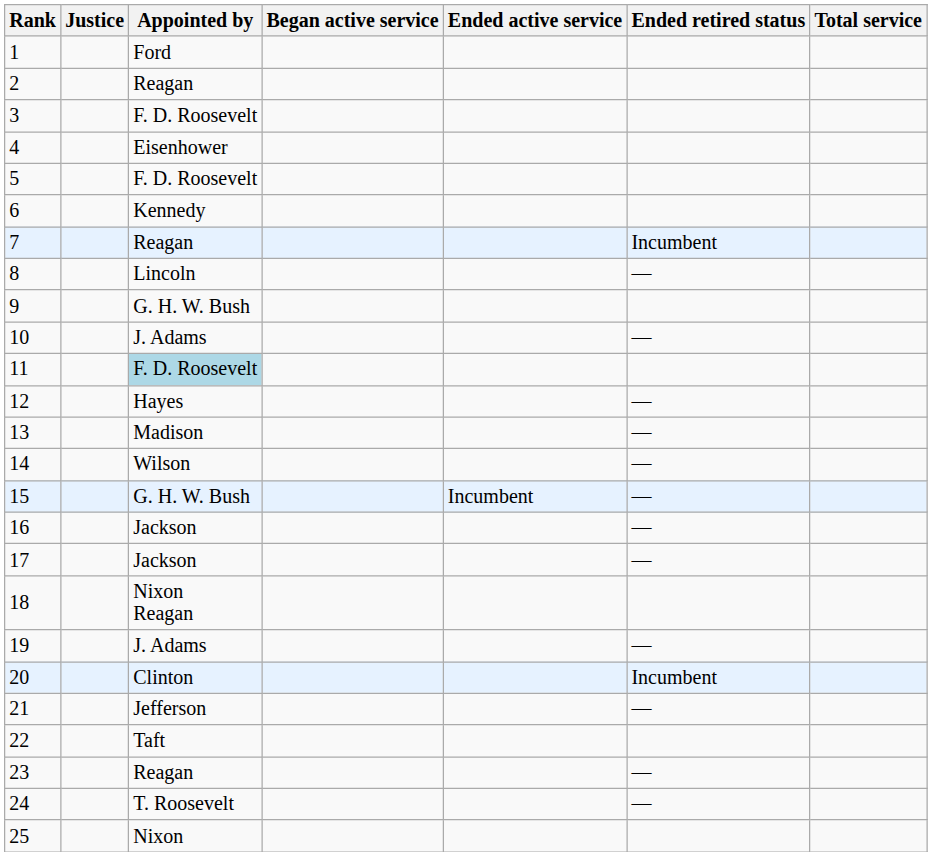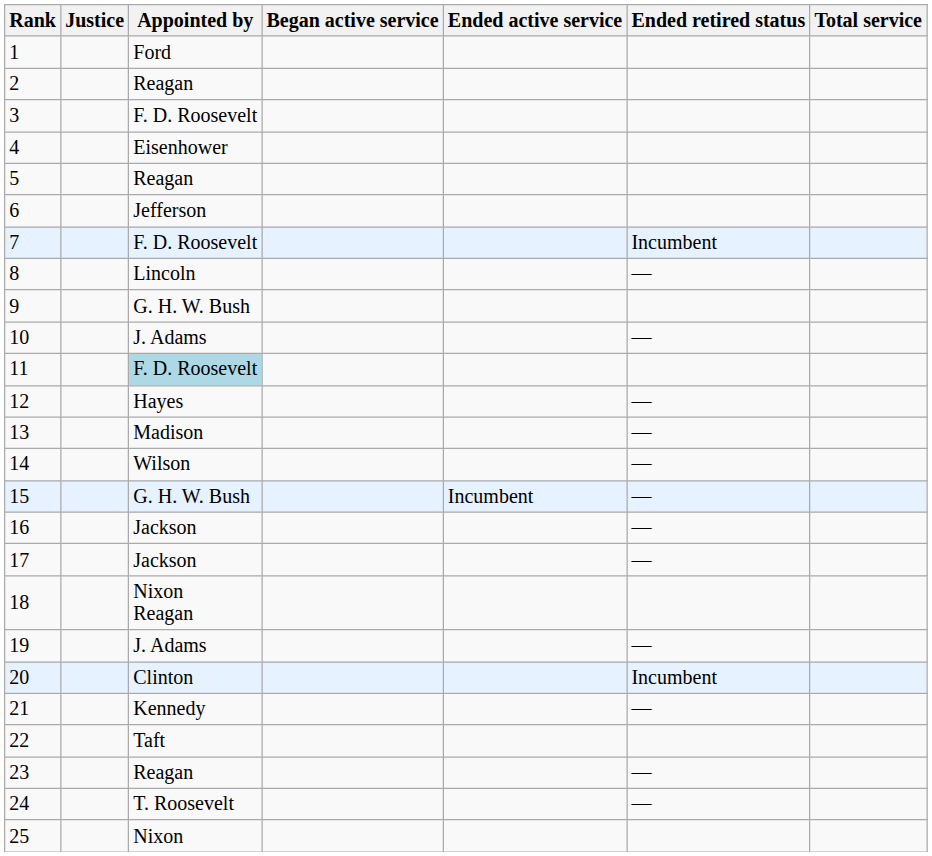(195, 178) F. D. Roosevelt -> (163, 178) Reagan
(169, 210) Kennedy -> (170, 210) Jefferson
(163, 242) Reagan -> (195, 242) F. D. Roosevelt
(170, 708) Jefferson -> (169, 708) Kennedy
